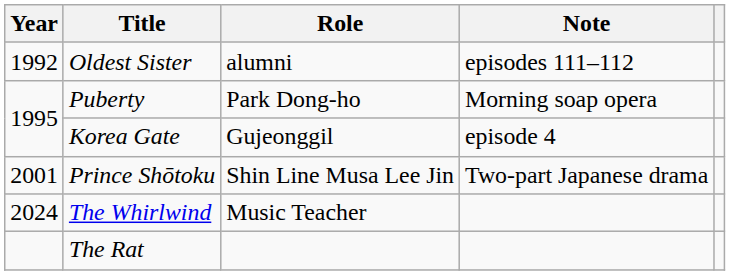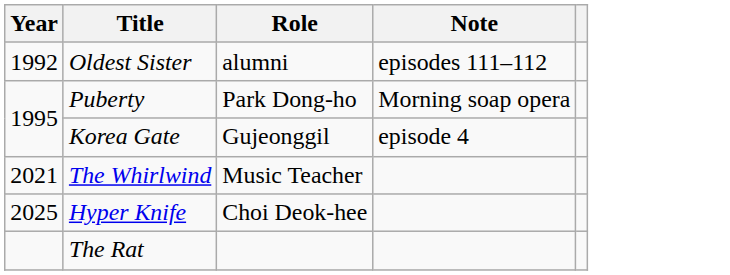- row: (142, 174)
(34, 212) 2024 -> (34, 174) 2021
+ row: (128, 212)
